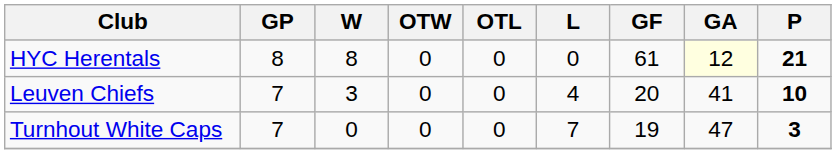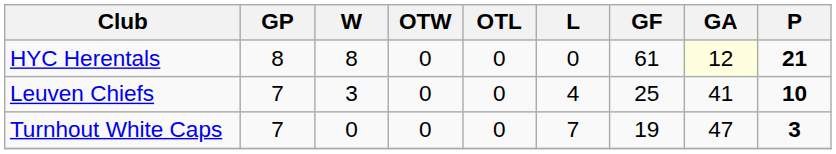(647, 93) 20 -> (647, 93) 25
